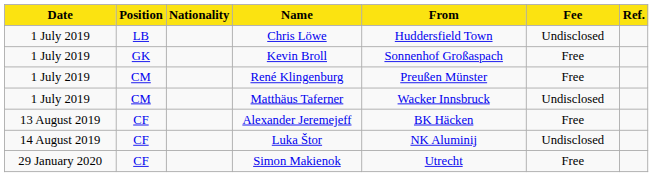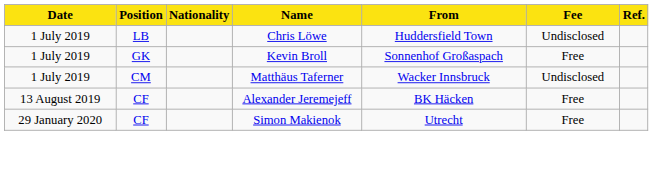- row: (297, 78)
- row: (297, 140)
